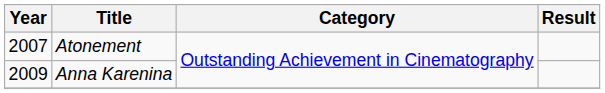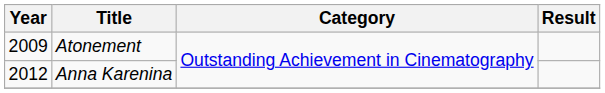(28, 46) 2007 -> (28, 46) 2009
(28, 74) 2009 -> (28, 74) 2012
